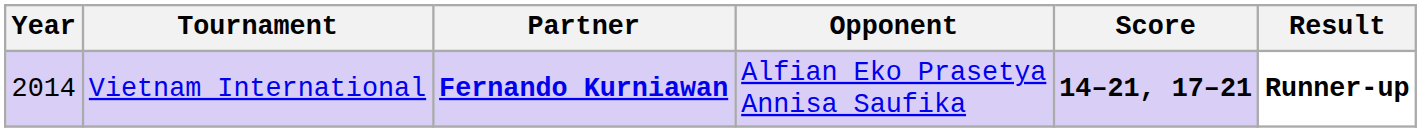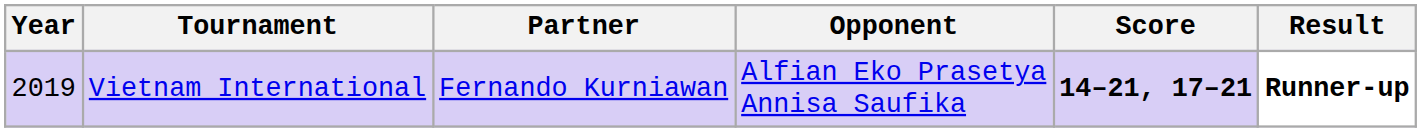(44, 88) 2014 -> (44, 88) 2019
(584, 88) bold -> (584, 88) normal
